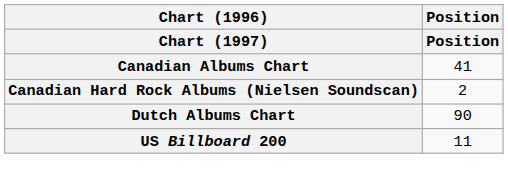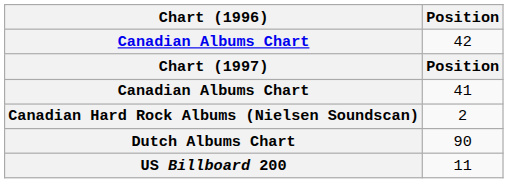+ row: (463, 42)
